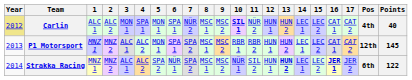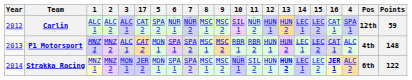columns swapped: (142, 10) <-> (350, 10)
(14, 26) khaki background -> (14, 26) no background
(127, 26) MON 1 -> (127, 26) ALC 1
(158, 26) MON 1 -> (158, 26) SPA 2
(174, 26) SPA 1 -> (174, 26) NÜR 1
(238, 26) bold -> (238, 26) normal
(368, 26) 4th -> (368, 26) 12th
(393, 26) 40 -> (393, 26) 59
(368, 46) 12th -> (368, 46) 4th
(393, 46) 145 -> (393, 46) 148
(127, 65) ALC 1 -> (127, 65) MON 1
(158, 65) SPA 2 -> (158, 65) MON 1
(174, 65) NÜR 1 -> (174, 65) SPA 1
